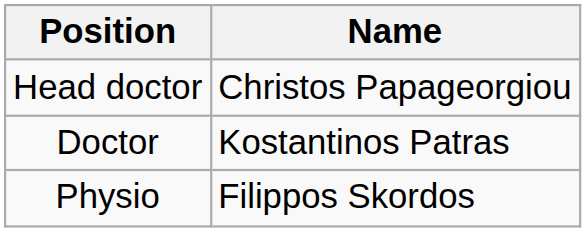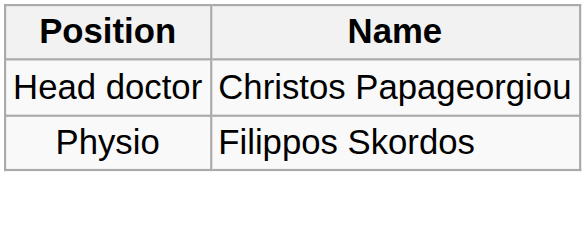- row: (108, 142)
